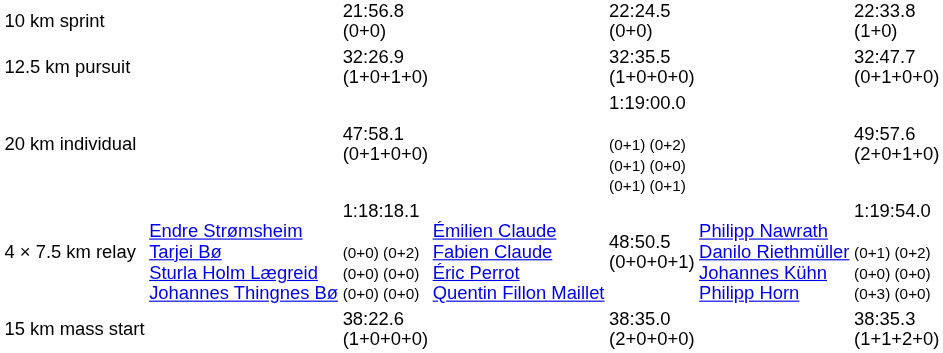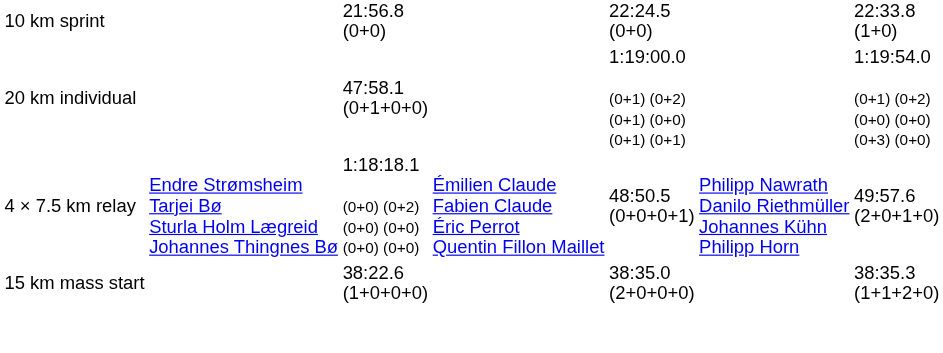- row: (67, 67)
(897, 144) 49:57.6 (2+0+1+0) -> (892, 98) 1:19:54.0 (0+1) (0+2) (0+0) (0+0) (0+3) (0+0)
(892, 252) 1:19:54.0 (0+1) (0+2) (0+0) (0+0) (0+3) (0+0) -> (897, 206) 49:57.6 (2+0+1+0)
